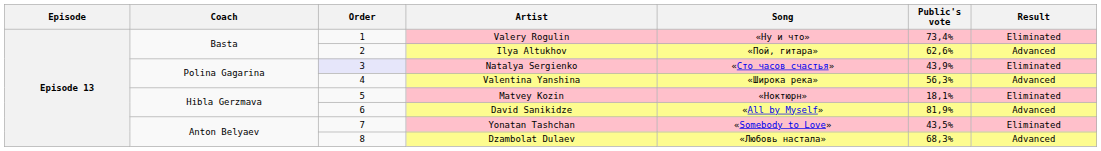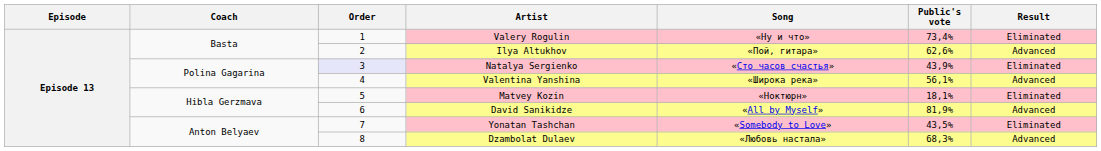(940, 80) 56,3% -> (940, 80) 56,1%
